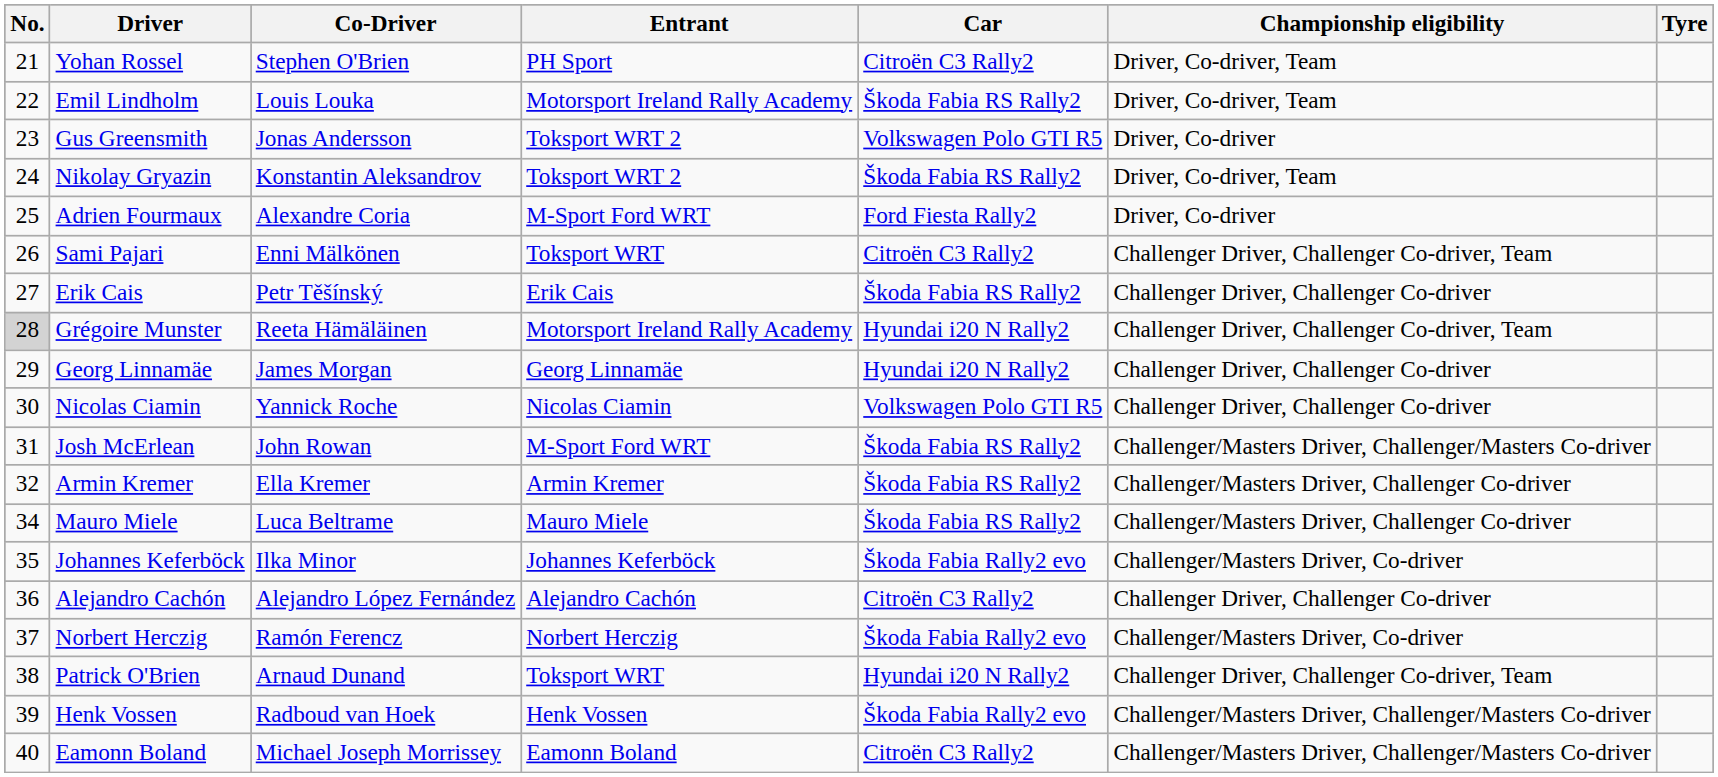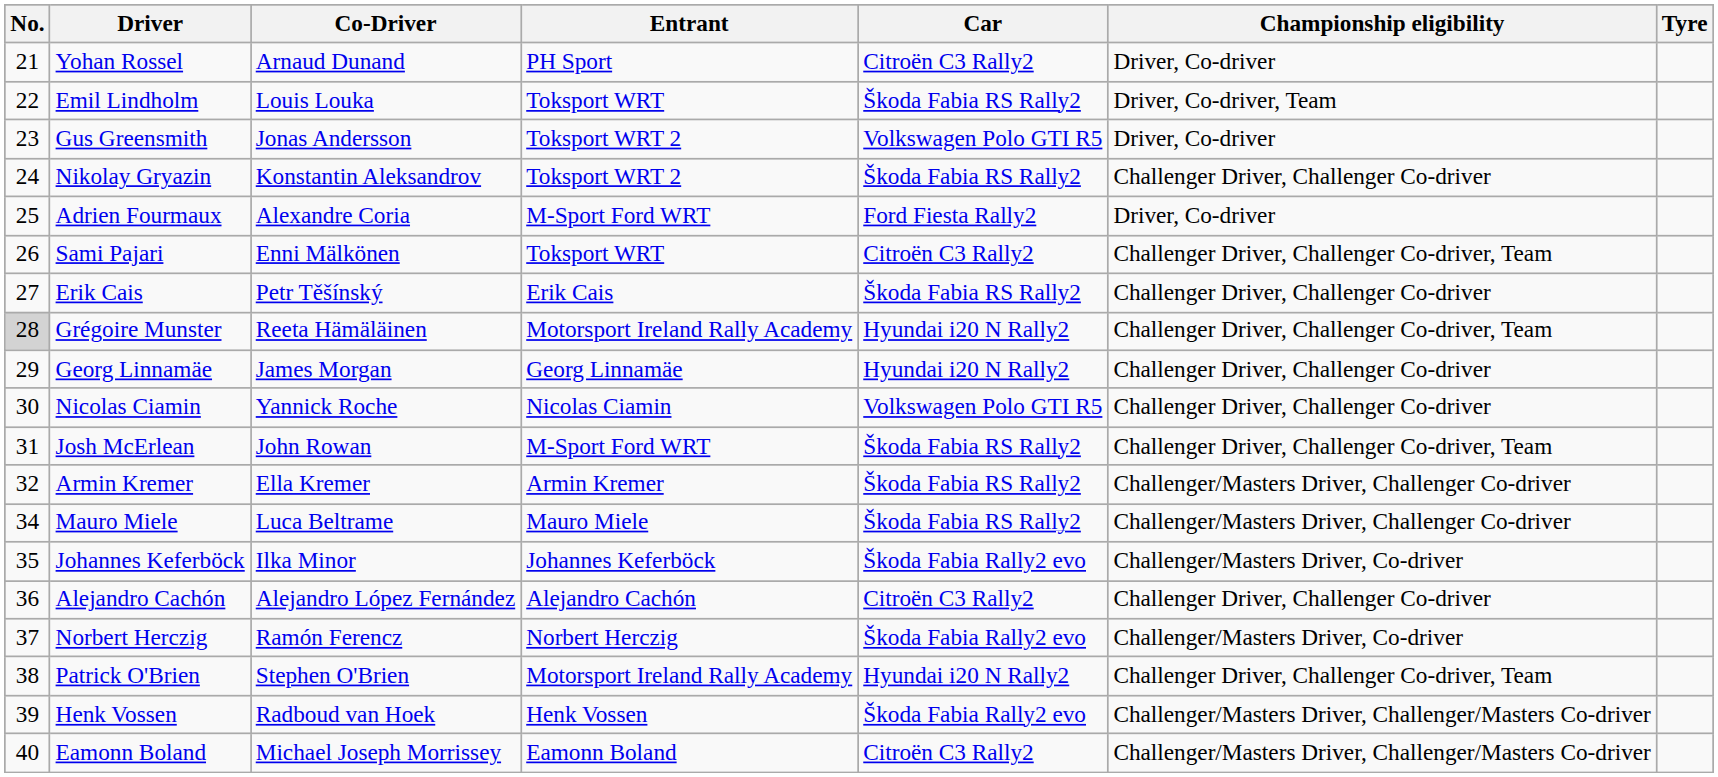(332, 61) Stephen O'Brien -> (330, 61) Arnaud Dunand
(1225, 61) Driver, Co-driver, Team -> (1194, 61) Driver, Co-driver
(689, 100) Motorsport Ireland Rally Academy -> (595, 100) Toksport WRT
(1225, 176) Driver, Co-driver, Team -> (1302, 176) Challenger Driver, Challenger Co-driver
(1382, 445) Challenger/Masters Driver, Challenger/Masters Co-driver -> (1333, 445) Challenger Driver, Challenger Co-driver, Team
(330, 675) Arnaud Dunand -> (332, 675) Stephen O'Brien
(595, 675) Toksport WRT -> (689, 675) Motorsport Ireland Rally Academy
